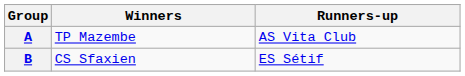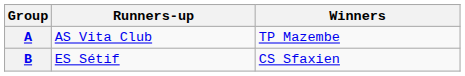columns swapped: (154, 16) <-> (358, 16)
